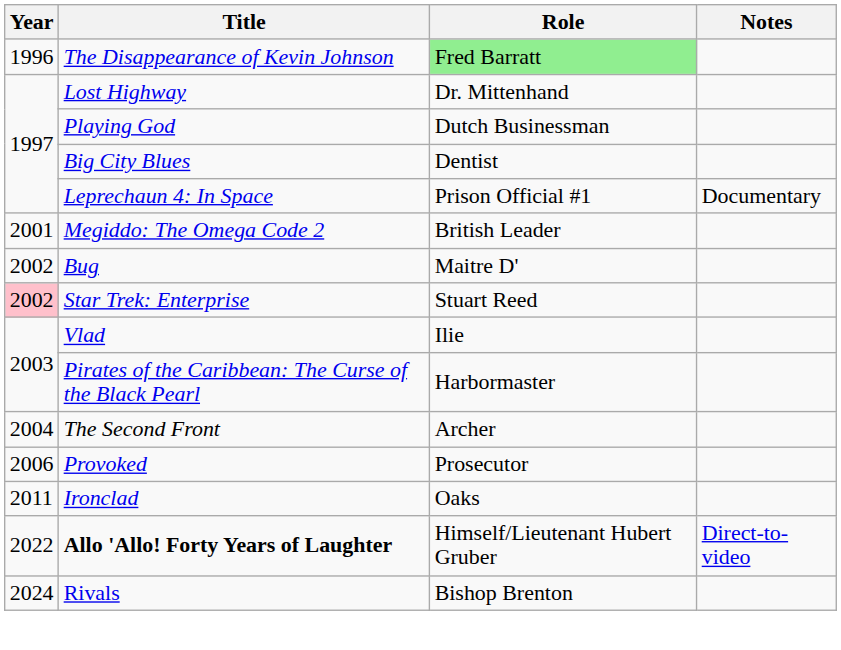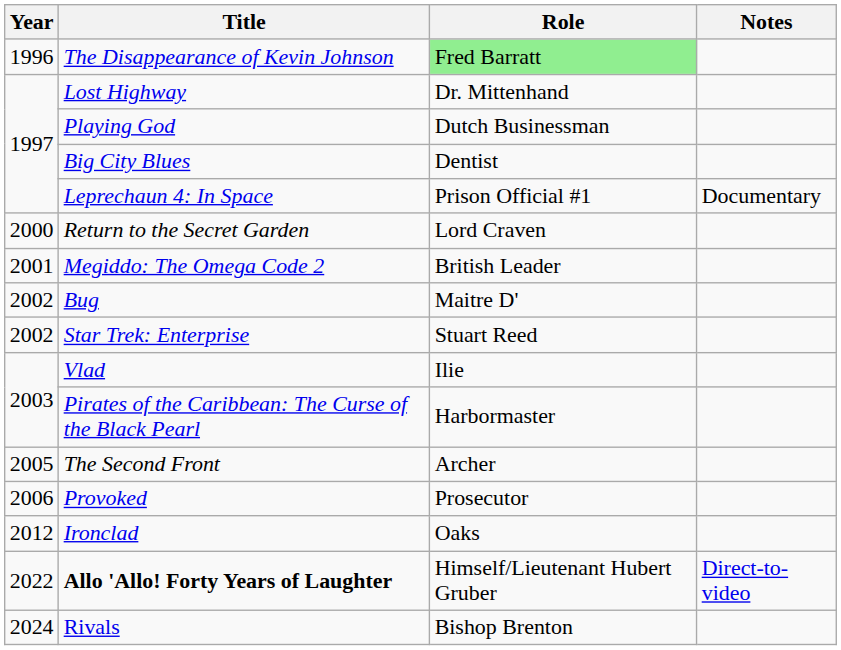+ row: (186, 230)
(32, 299) pink background -> (32, 334) no background
(32, 428) 2004 -> (32, 463) 2005
(31, 498) 2011 -> (32, 533) 2012
